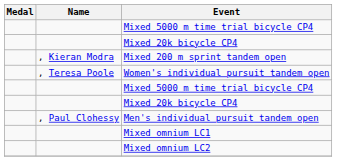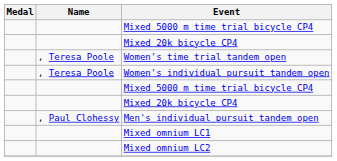- row: (76, 57)
+ row: (76, 57)
